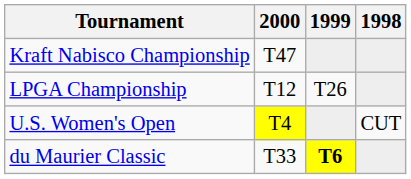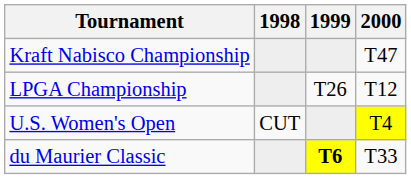columns swapped: (381, 21) <-> (280, 21)
